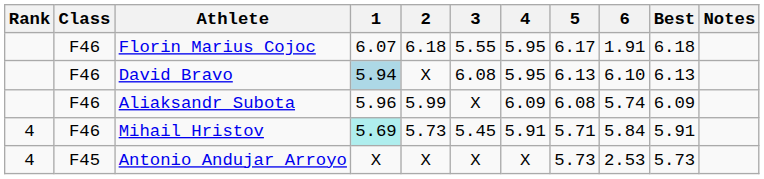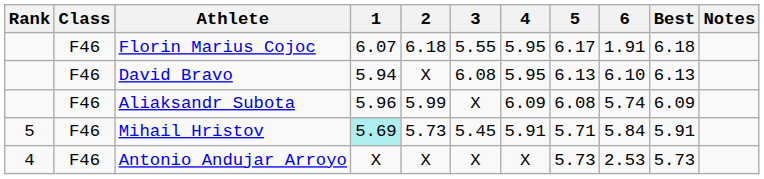(376, 75) lightblue background -> (376, 75) no background
(30, 131) 4 -> (30, 131) 5
(84, 160) F45 -> (84, 160) F46
